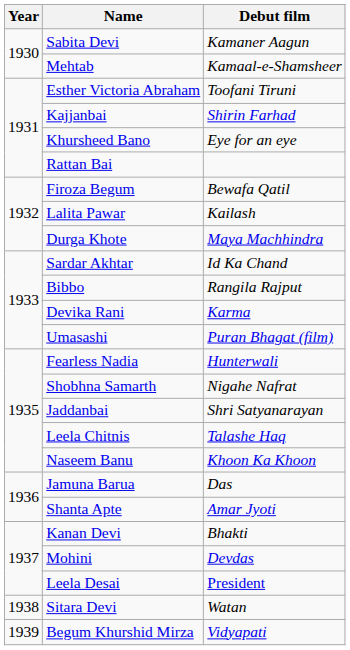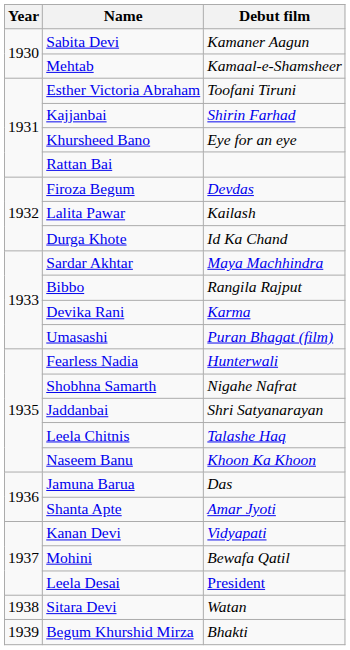(249, 189) Bewafa Qatil -> (231, 189) Devdas
(265, 238) Maya Machhindra -> (247, 238) Id Ka Chand
(247, 262) Id Ka Chand -> (265, 262) Maya Machhindra
(228, 533) Bhakti -> (237, 533) Vidyapati
(231, 558) Devdas -> (249, 558) Bewafa Qatil
(237, 632) Vidyapati -> (228, 632) Bhakti
